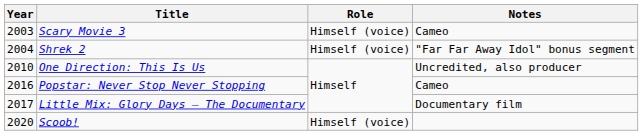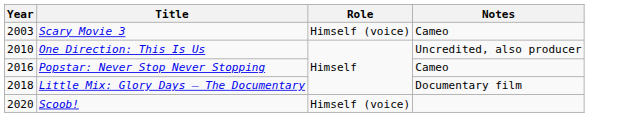- row: (62, 49)
(20, 103) 2017 -> (20, 85) 2018
